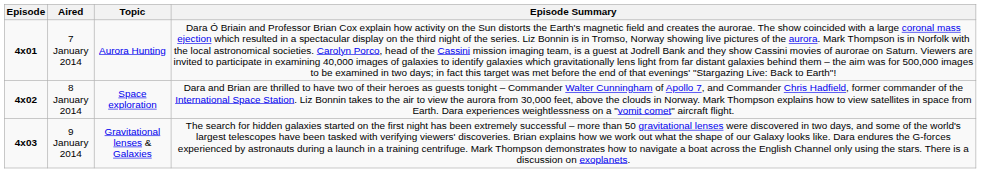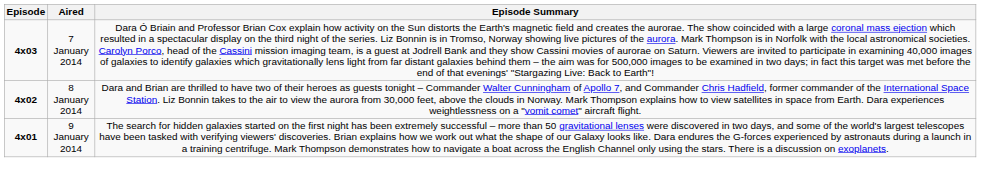- column: (132, 12)
(26, 50) 4x01 -> (26, 50) 4x03
(26, 143) 4x03 -> (26, 137) 4x01
